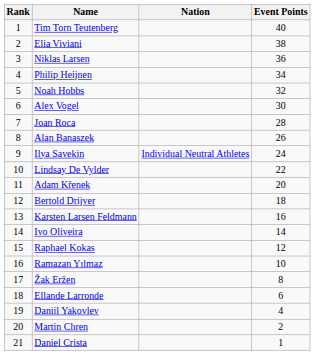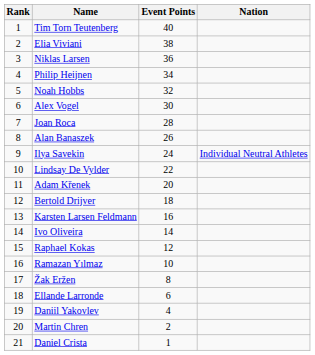columns swapped: (195, 12) <-> (281, 12)
